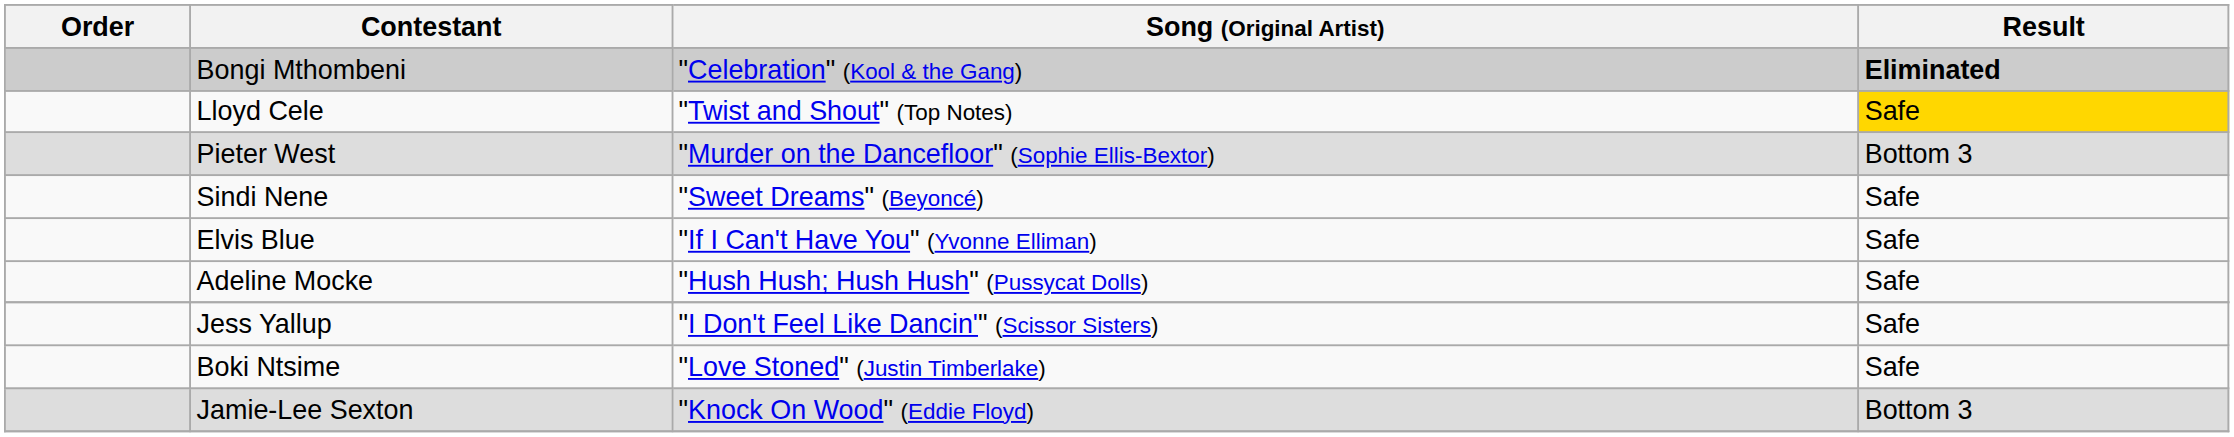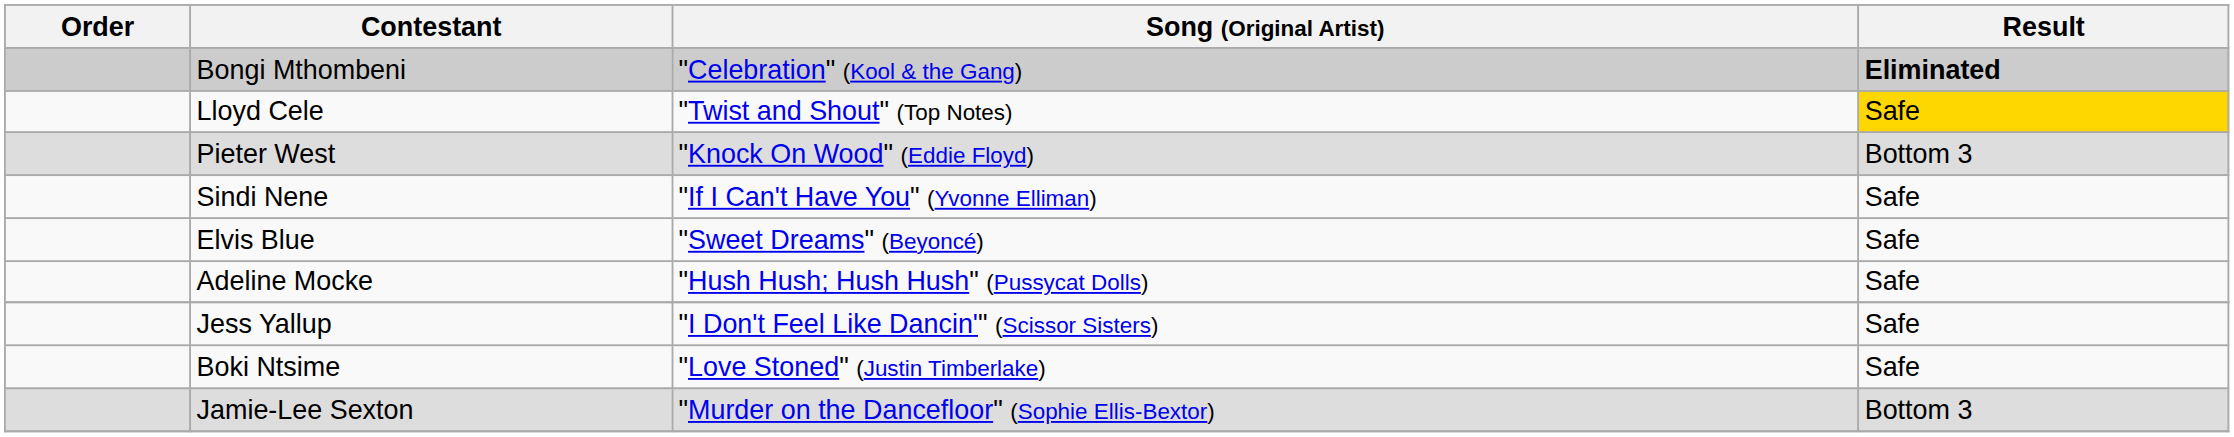(947, 154) "Murder on the Dancefloor" (Sophie Ellis-Bextor) -> (856, 154) "Knock On Wood" (Eddie Floyd)
(831, 197) "Sweet Dreams" (Beyoncé) -> (888, 197) "If I Can't Have You" (Yvonne Elliman)
(888, 239) "If I Can't Have You" (Yvonne Elliman) -> (831, 239) "Sweet Dreams" (Beyoncé)
(856, 409) "Knock On Wood" (Eddie Floyd) -> (947, 409) "Murder on the Dancefloor" (Sophie Ellis-Bextor)
